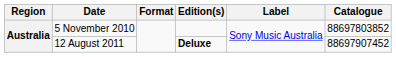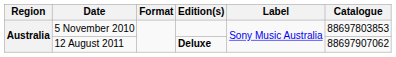(358, 28) 88697803852 -> (358, 28) 88697803853
(358, 44) 88697907452 -> (358, 44) 88697907062
